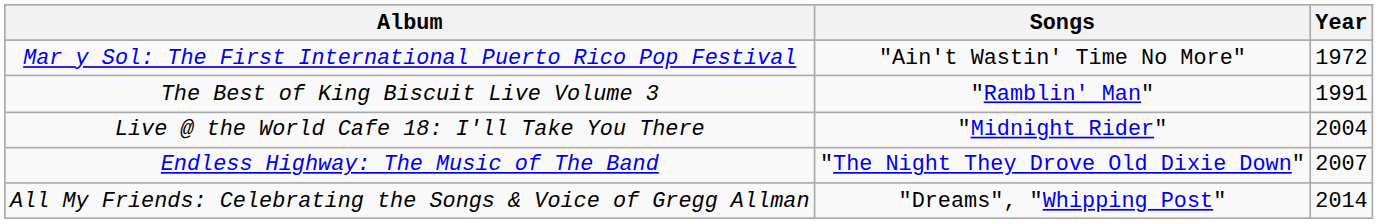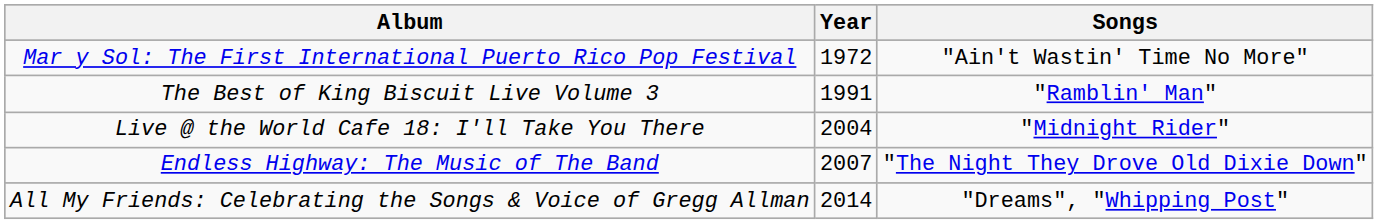columns swapped: (1062, 23) <-> (1342, 23)
